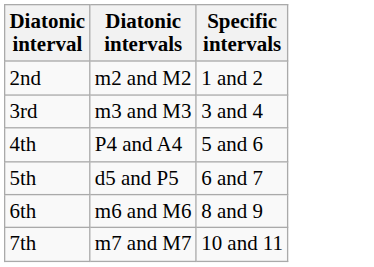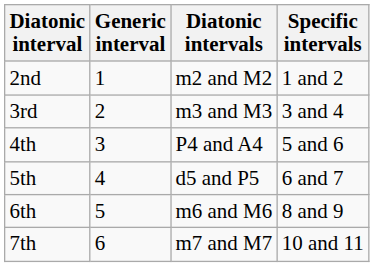+ column: (130, 32)
